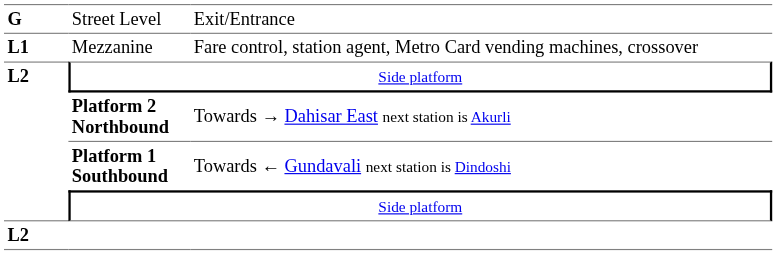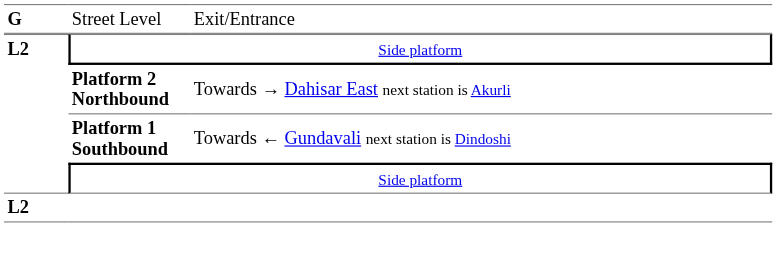- row: (112, 47)
